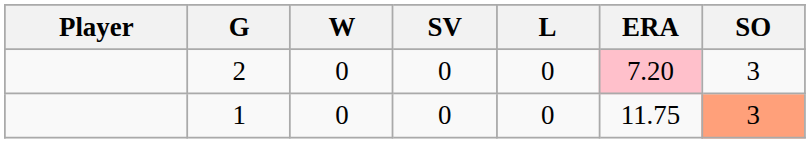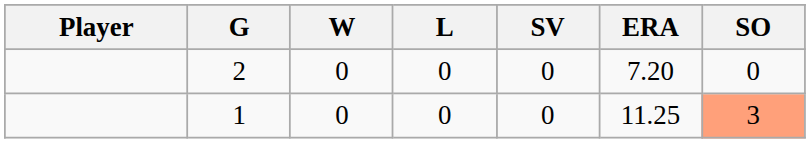columns swapped: (548, 26) <-> (445, 26)
(650, 71) pink background -> (650, 71) no background
(753, 71) 3 -> (753, 71) 0
(650, 115) 11.75 -> (650, 115) 11.25
